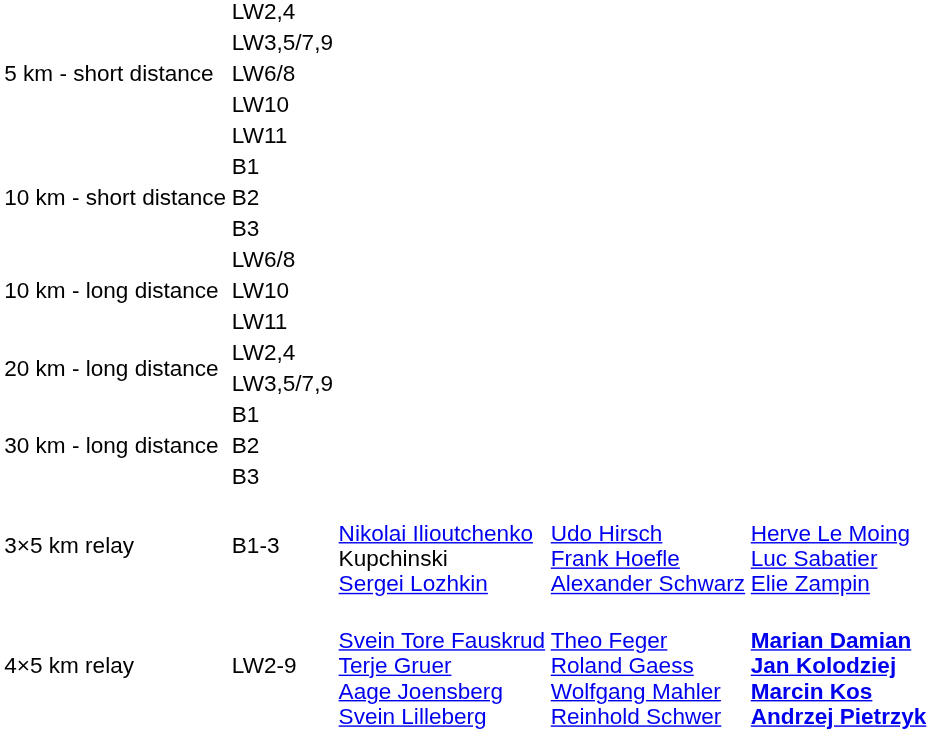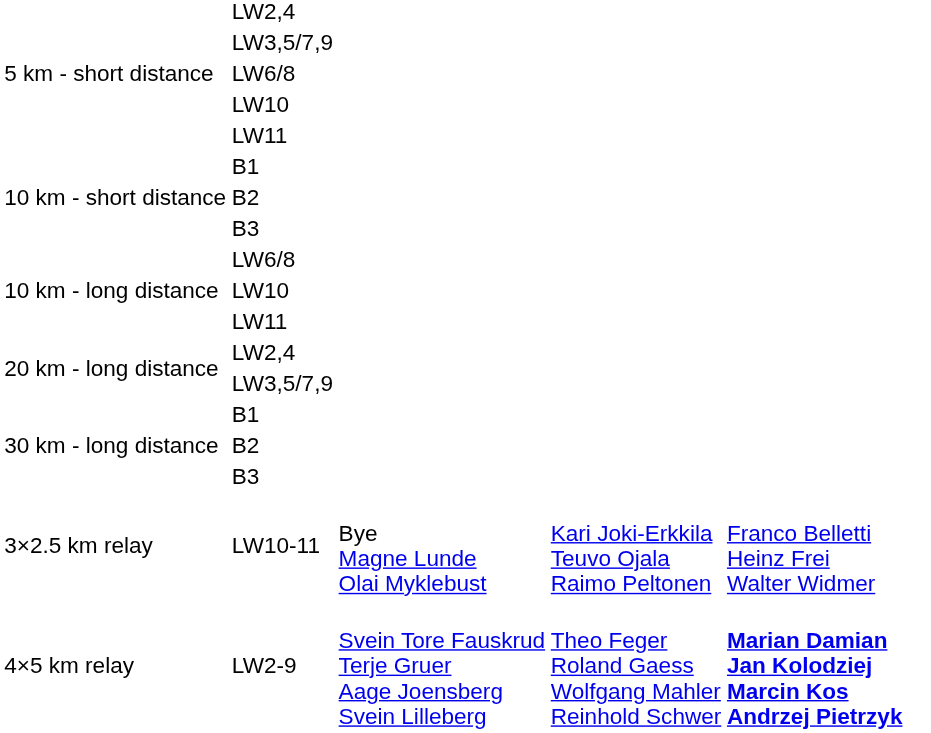+ row: (79, 546)
- row: (69, 546)
